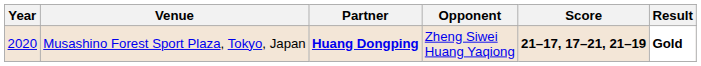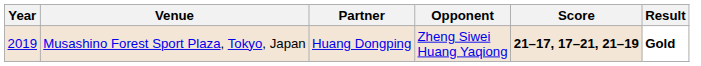(22, 44) 2020 -> (22, 44) 2019
(365, 44) bold -> (362, 44) normal
